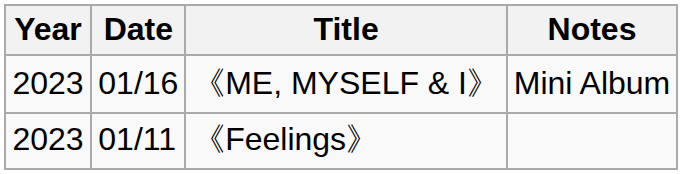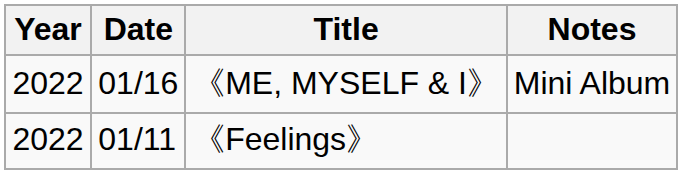(48, 83) 2023 -> (48, 83) 2022
(48, 140) 2023 -> (48, 140) 2022
